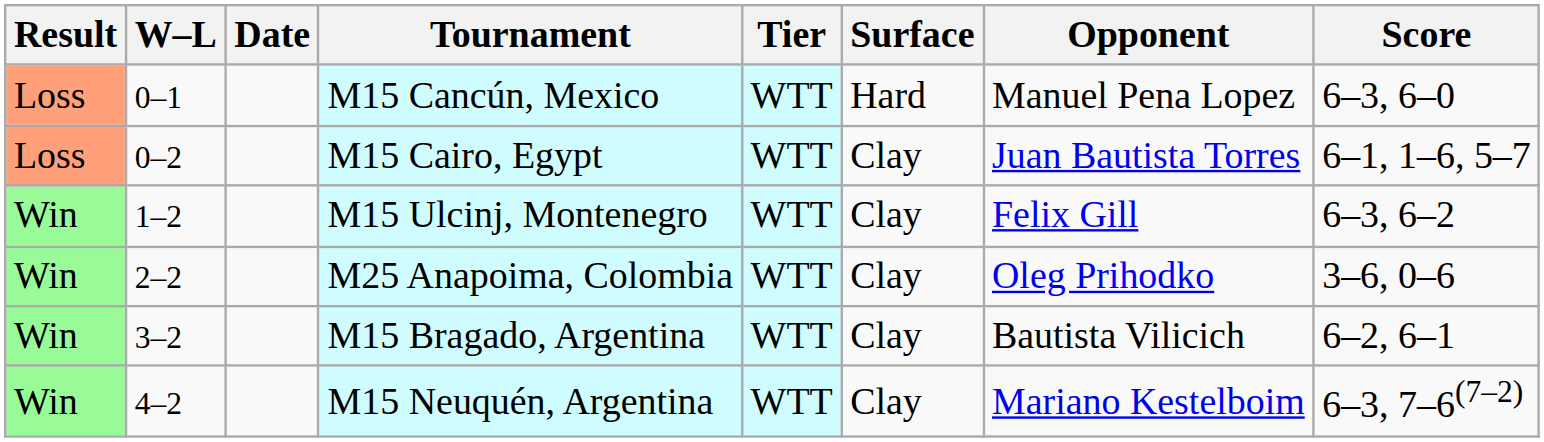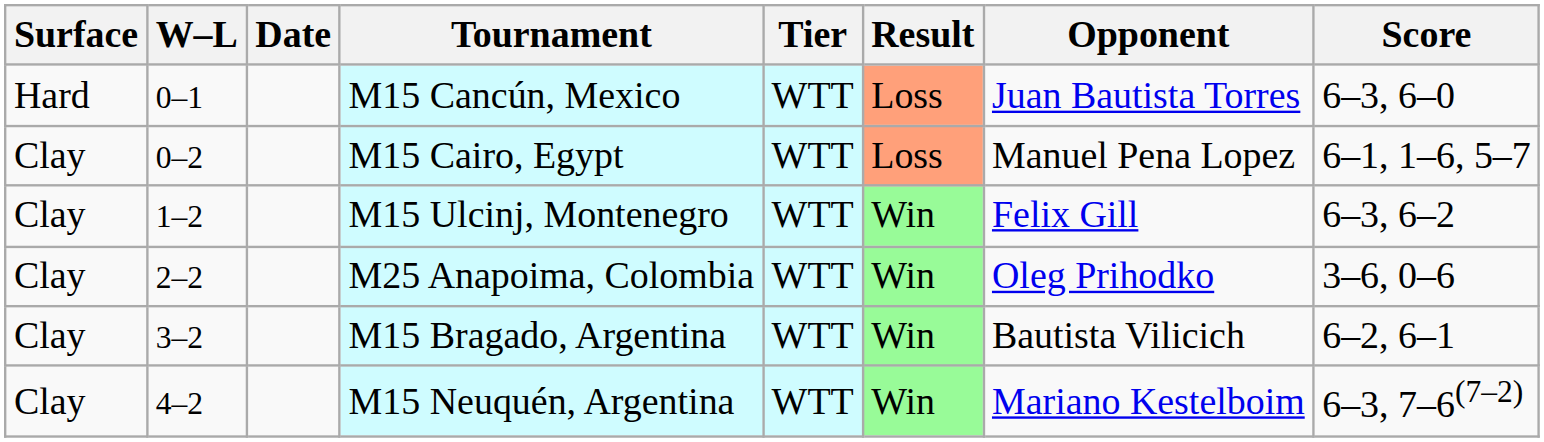columns swapped: (66, 34) <-> (912, 34)
(1144, 94) Manuel Pena Lopez -> (1146, 94) Juan Bautista Torres
(1146, 154) Juan Bautista Torres -> (1144, 154) Manuel Pena Lopez
